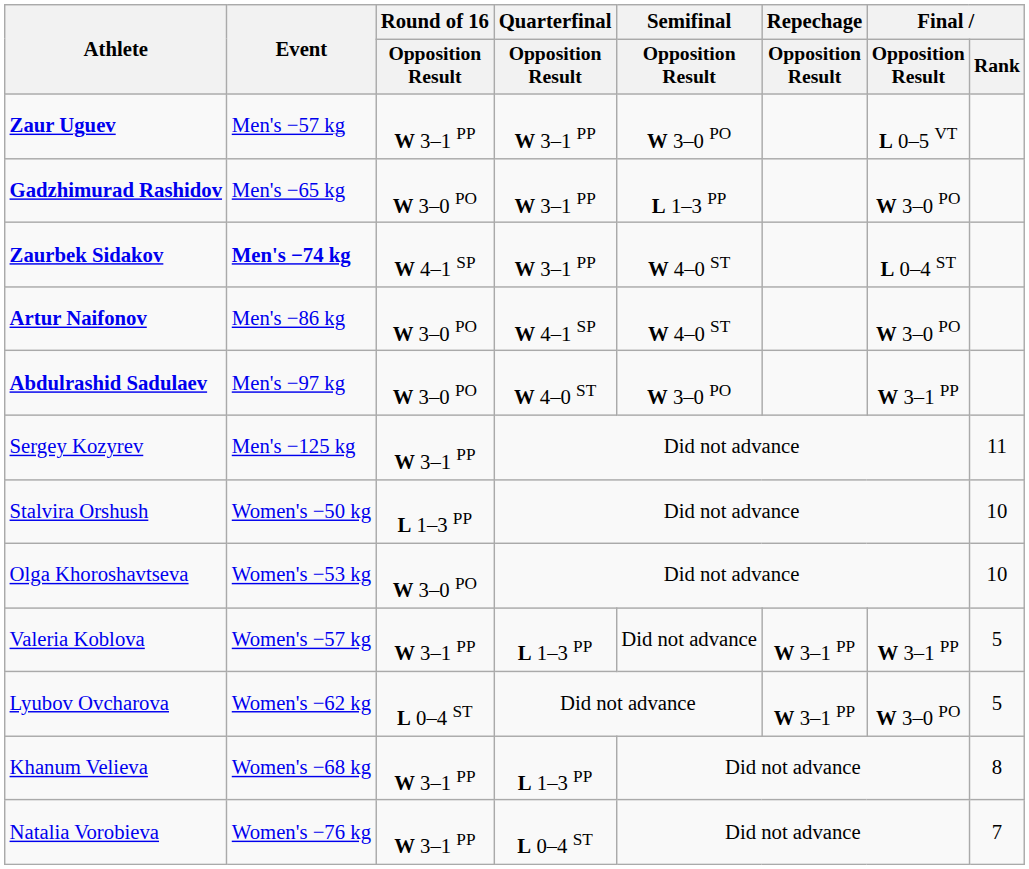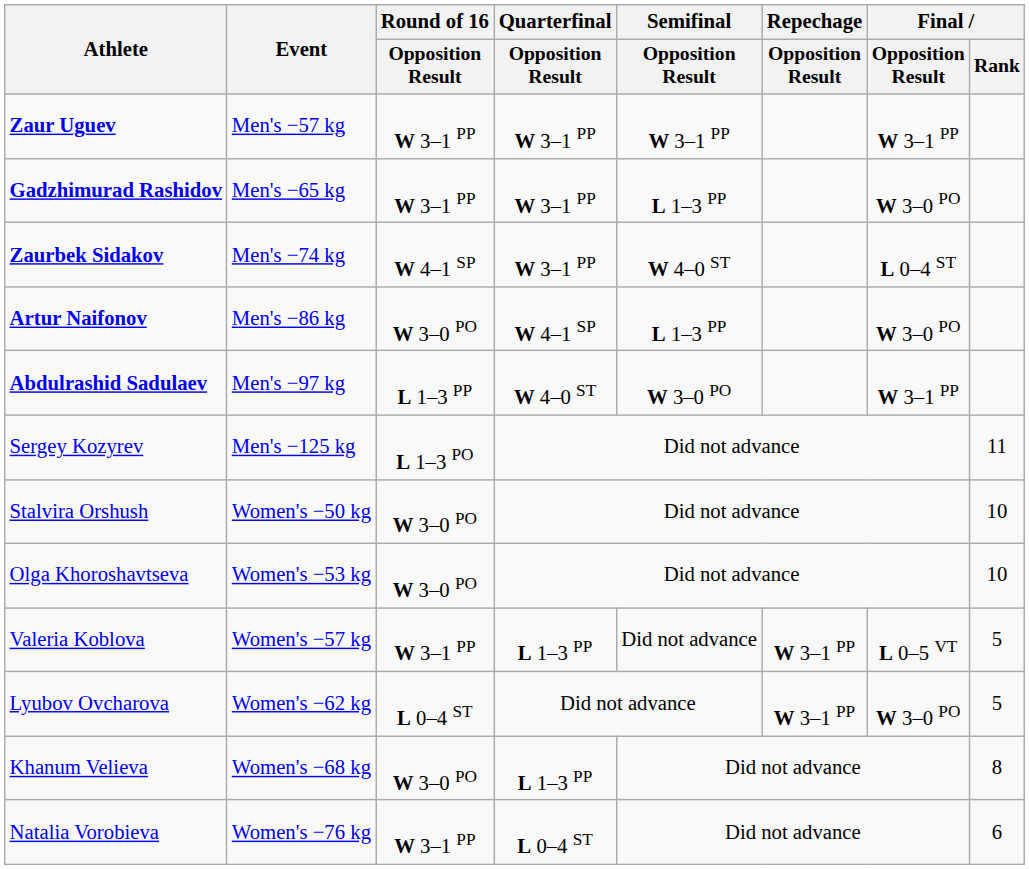(689, 138) W 3–0 PO -> (689, 138) W 3–1 PP
(918, 138) L 0–5 VT -> (918, 138) W 3–1 PP
(435, 202) W 3–0 PO -> (435, 202) W 3–1 PP
(291, 254) bold -> (288, 254) normal
(689, 331) W 4–0 ST -> (689, 331) L 1–3 PP
(435, 395) W 3–0 PO -> (435, 395) L 1–3 PP
(435, 459) W 3–1 PP -> (435, 459) L 1–3 PO
(435, 523) L 1–3 PP -> (435, 523) W 3–0 PO
(918, 651) W 3–1 PP -> (918, 651) L 0–5 VT
(435, 780) W 3–1 PP -> (435, 780) W 3–0 PO
(997, 832) 7 -> (997, 832) 6
